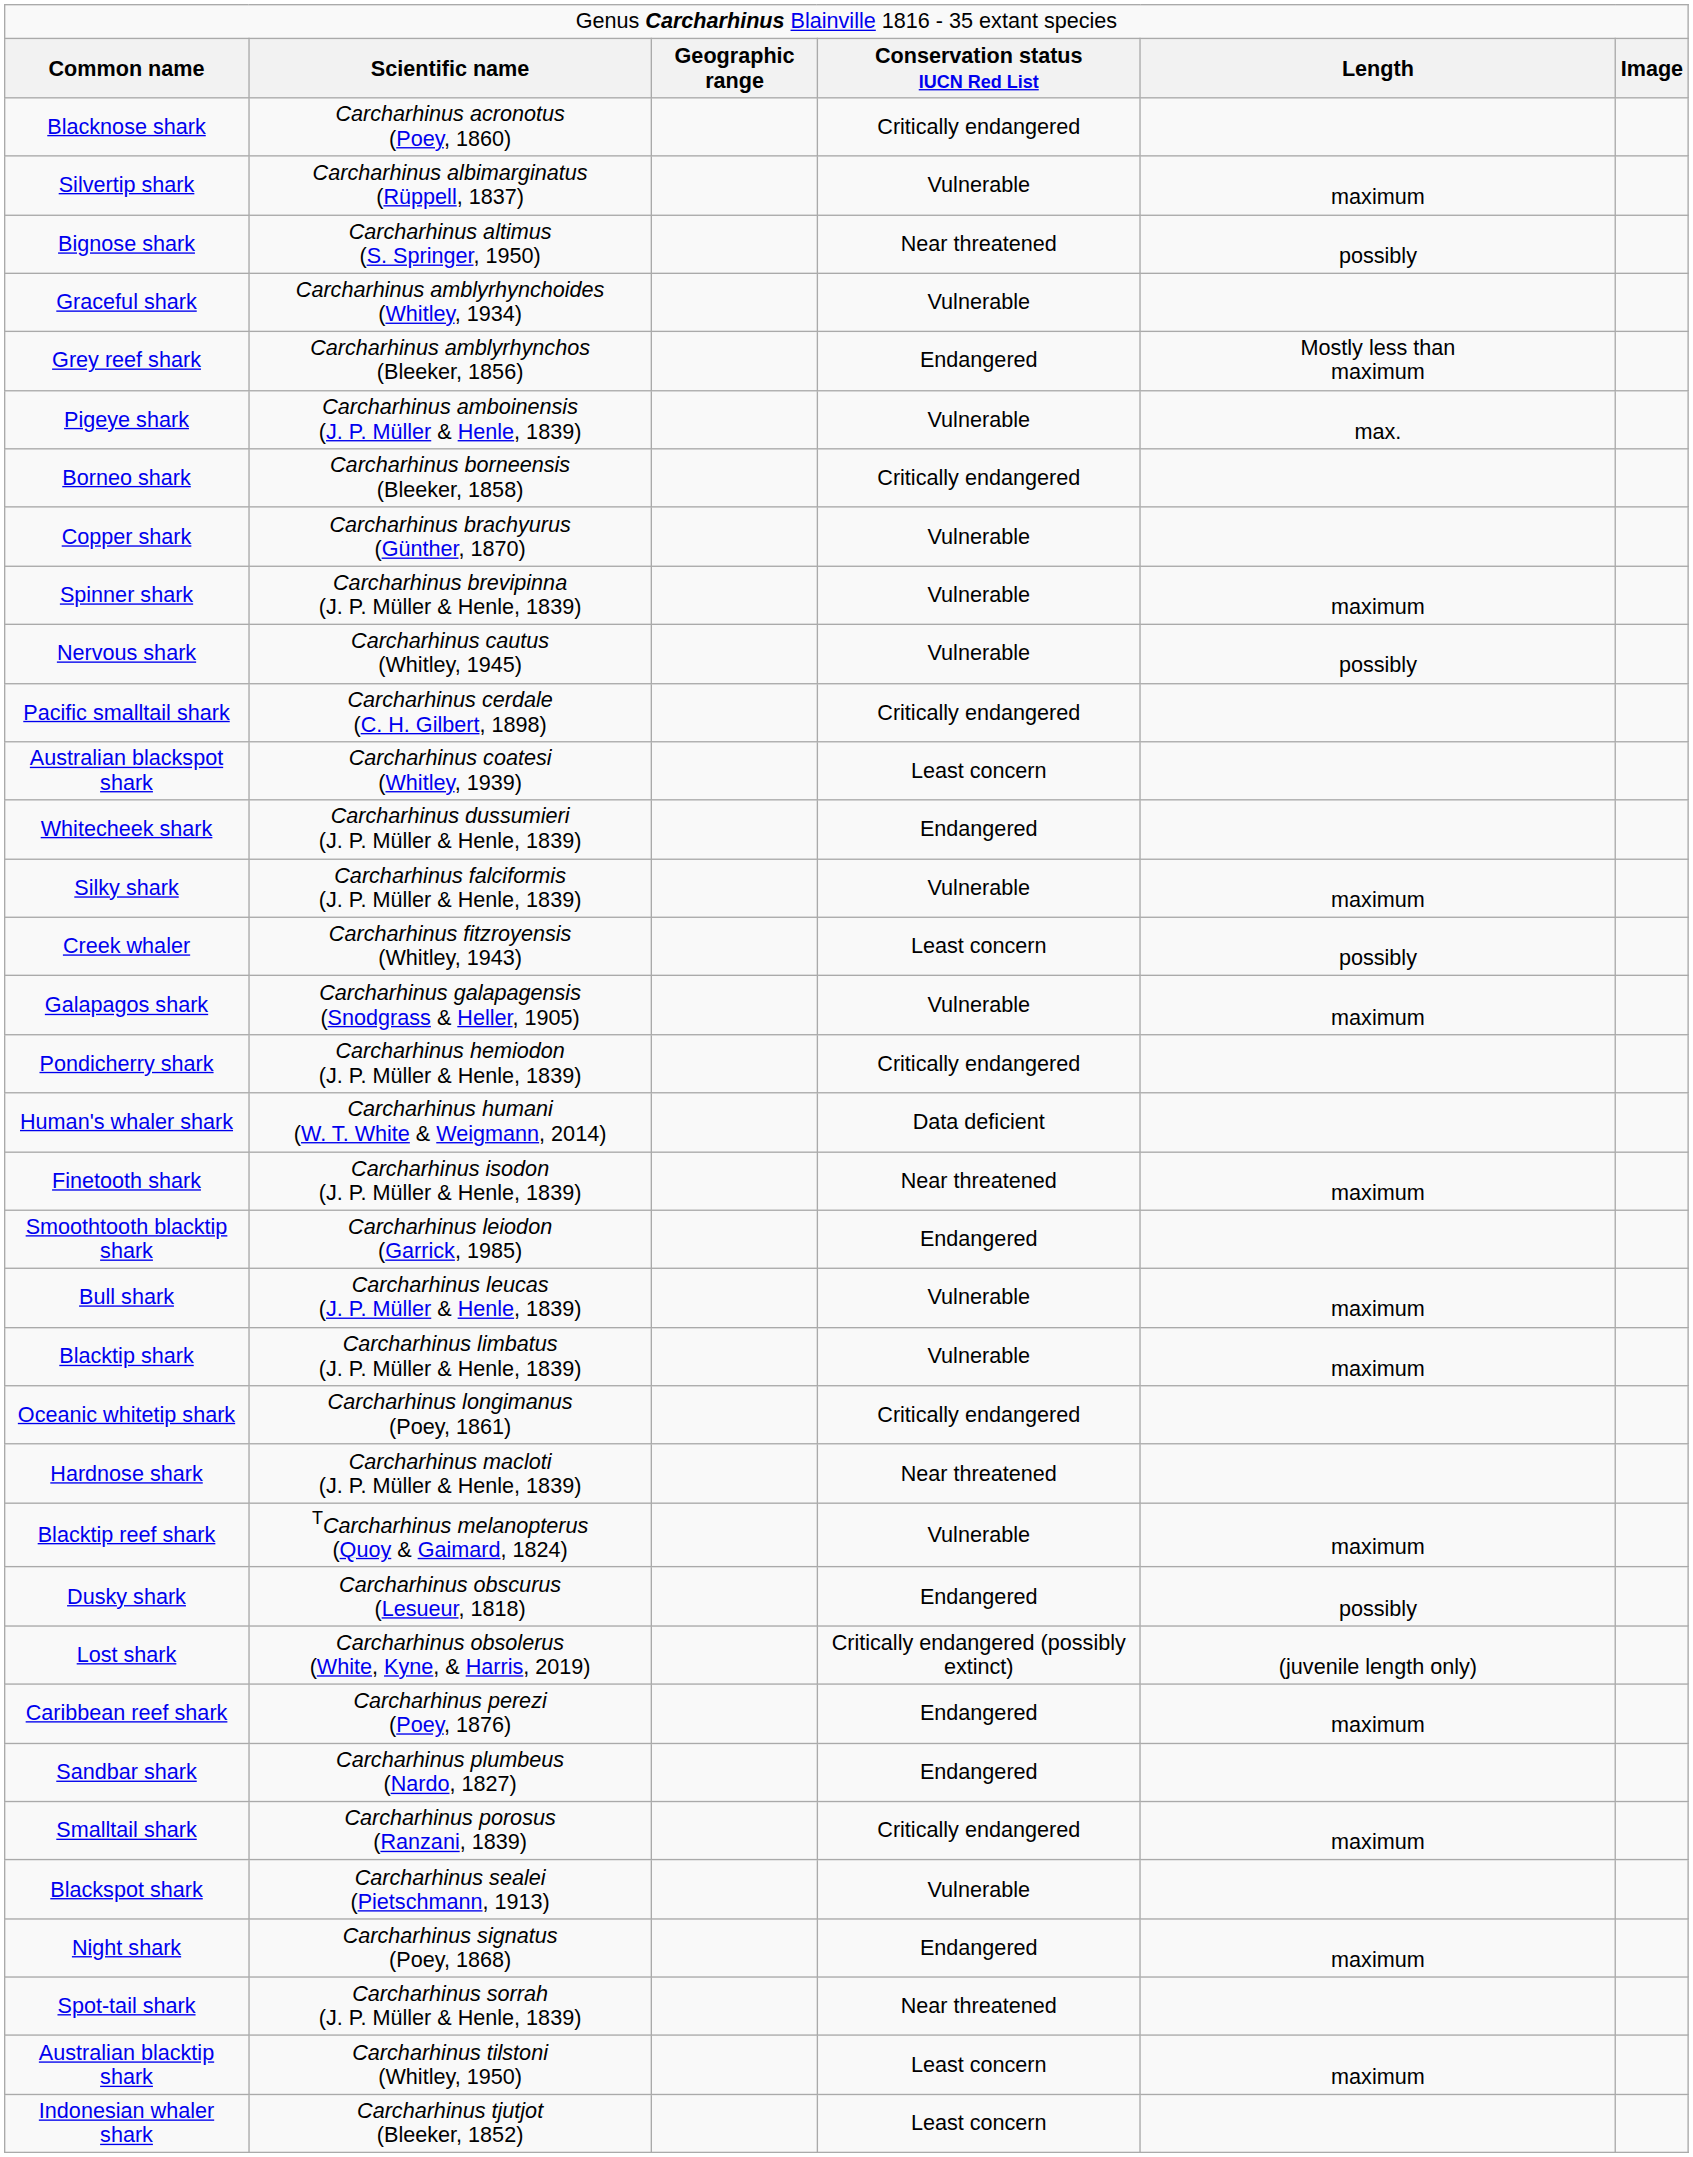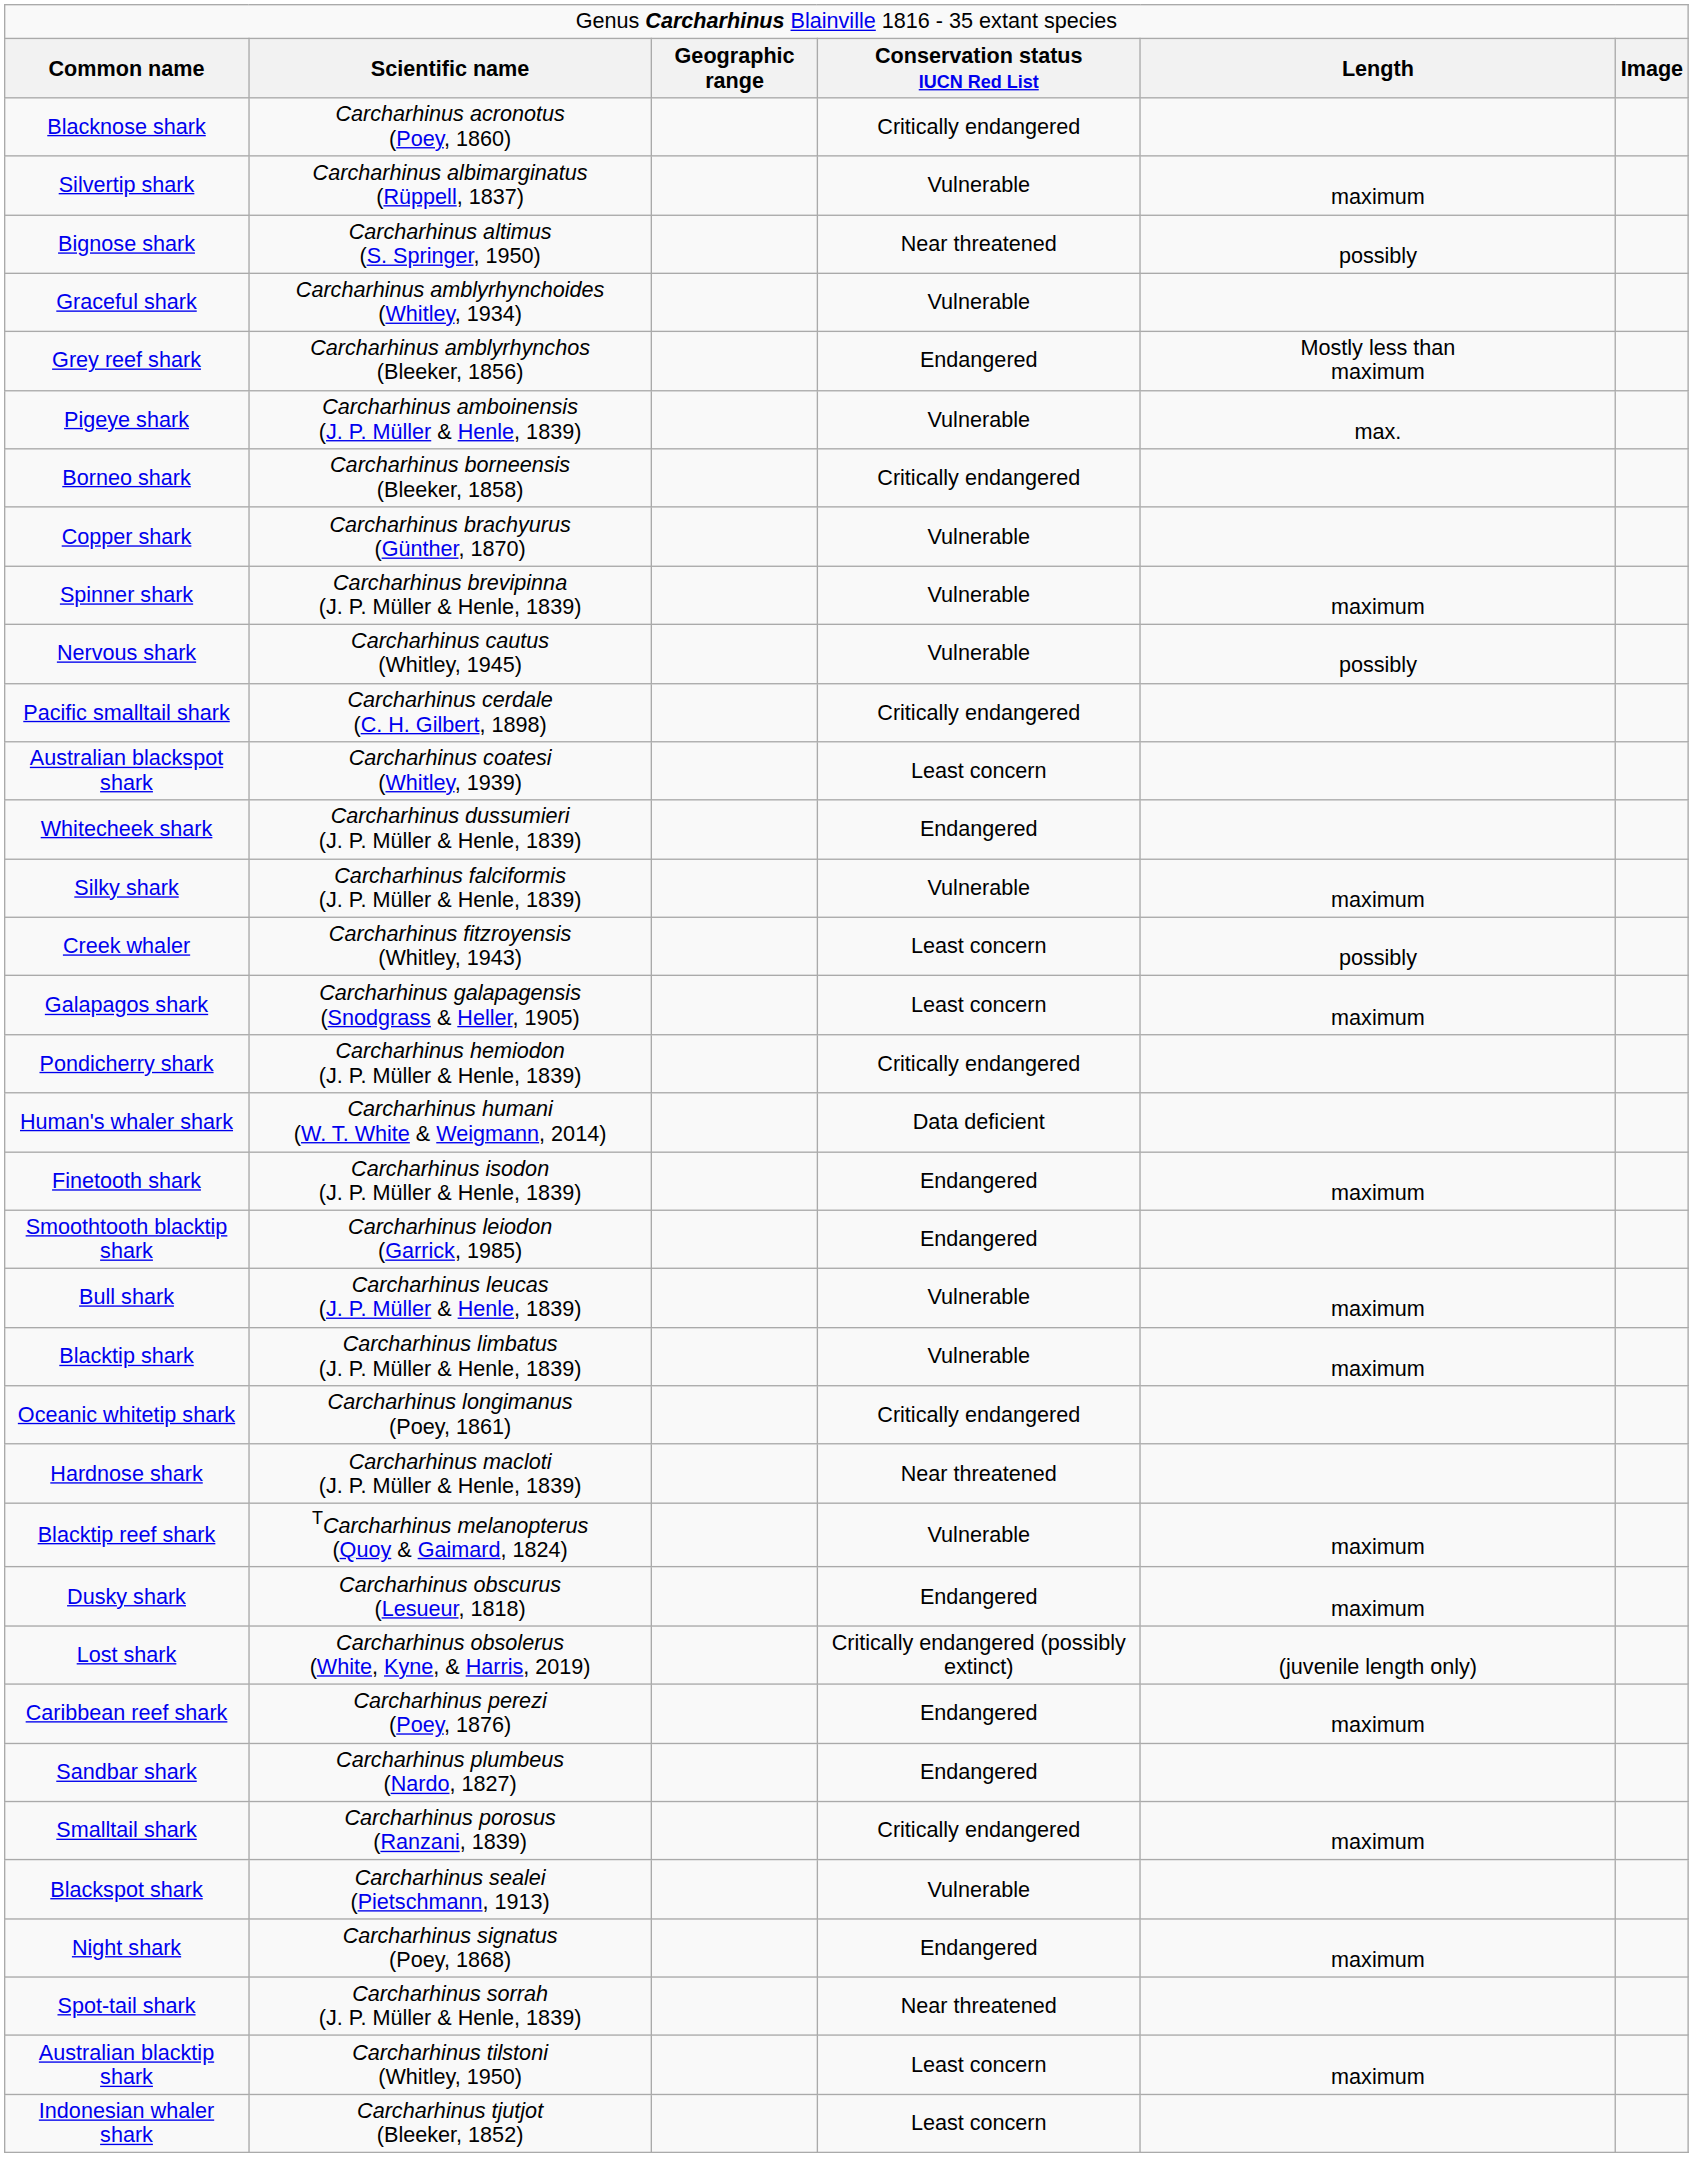(979, 1004) Vulnerable -> (979, 1004) Least concern
(979, 1180) Near threatened -> (979, 1180) Endangered
(1378, 1608) possibly -> (1378, 1608) maximum
